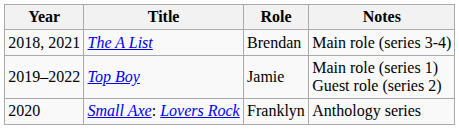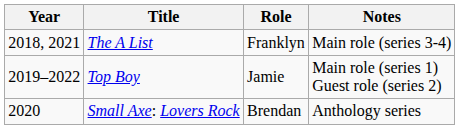(274, 42) Brendan -> (276, 42) Franklyn
(276, 111) Franklyn -> (274, 111) Brendan
